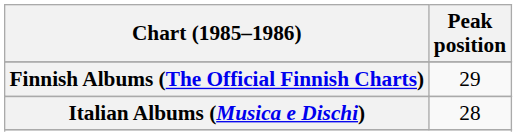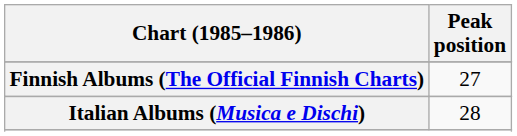(470, 79) 29 -> (470, 79) 27
